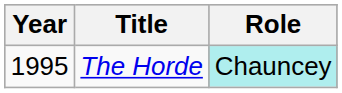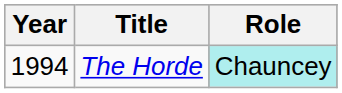(40, 66) 1995 -> (40, 66) 1994
